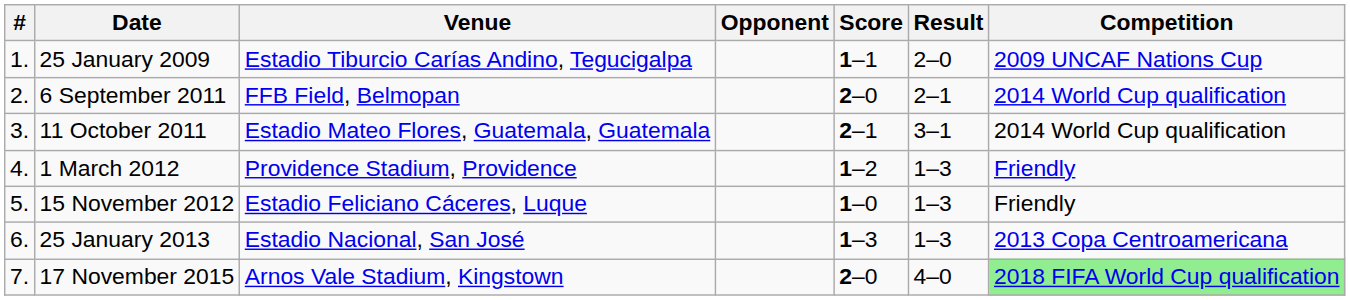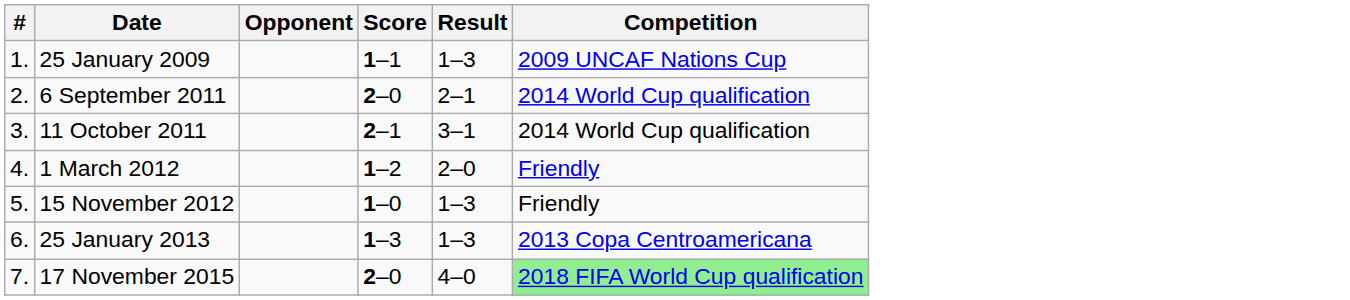- column: (477, 22)
(933, 58) 2–0 -> (457, 58) 1–3
(933, 167) 1–3 -> (457, 167) 2–0
